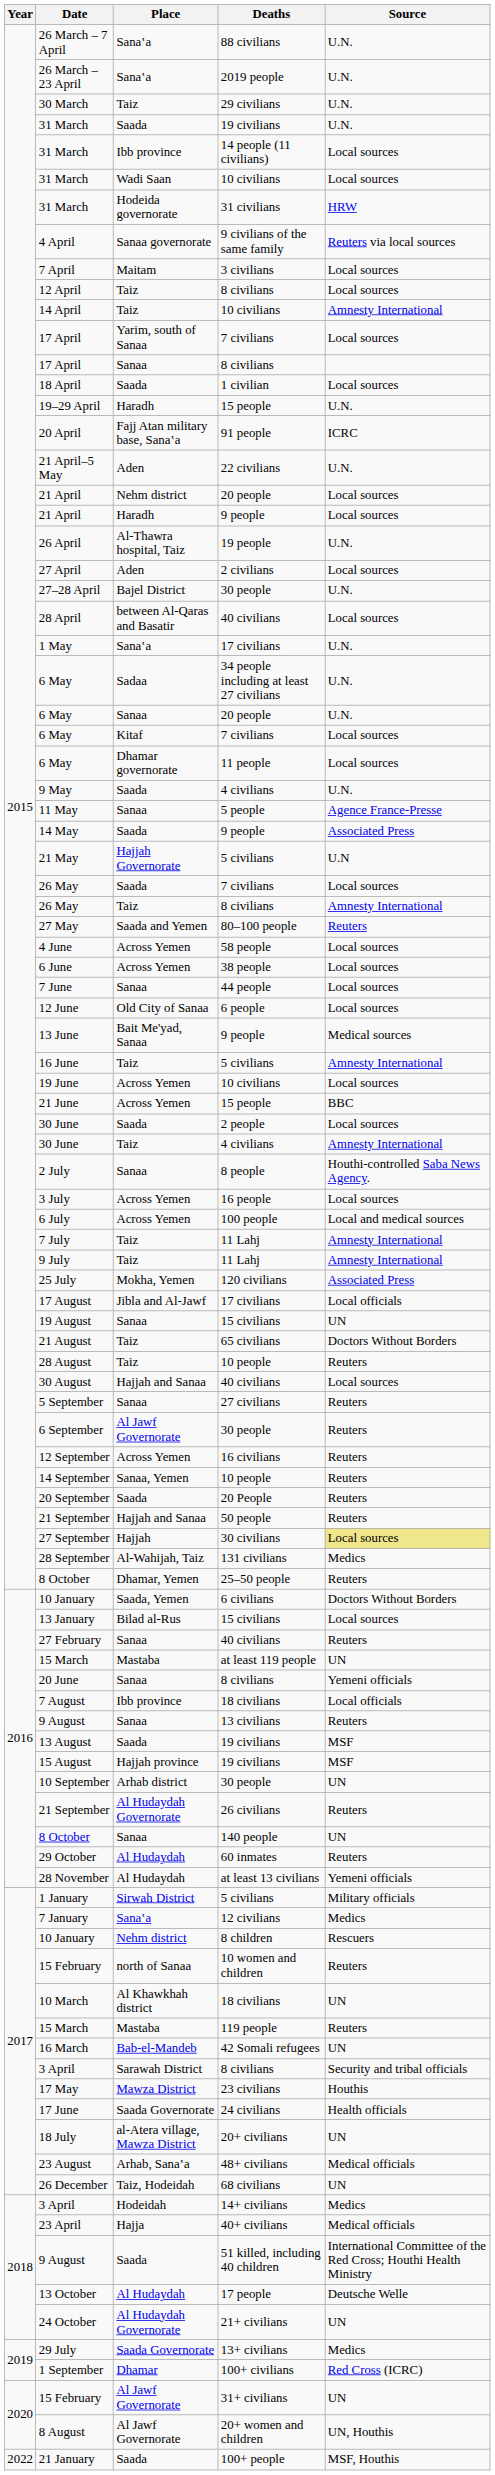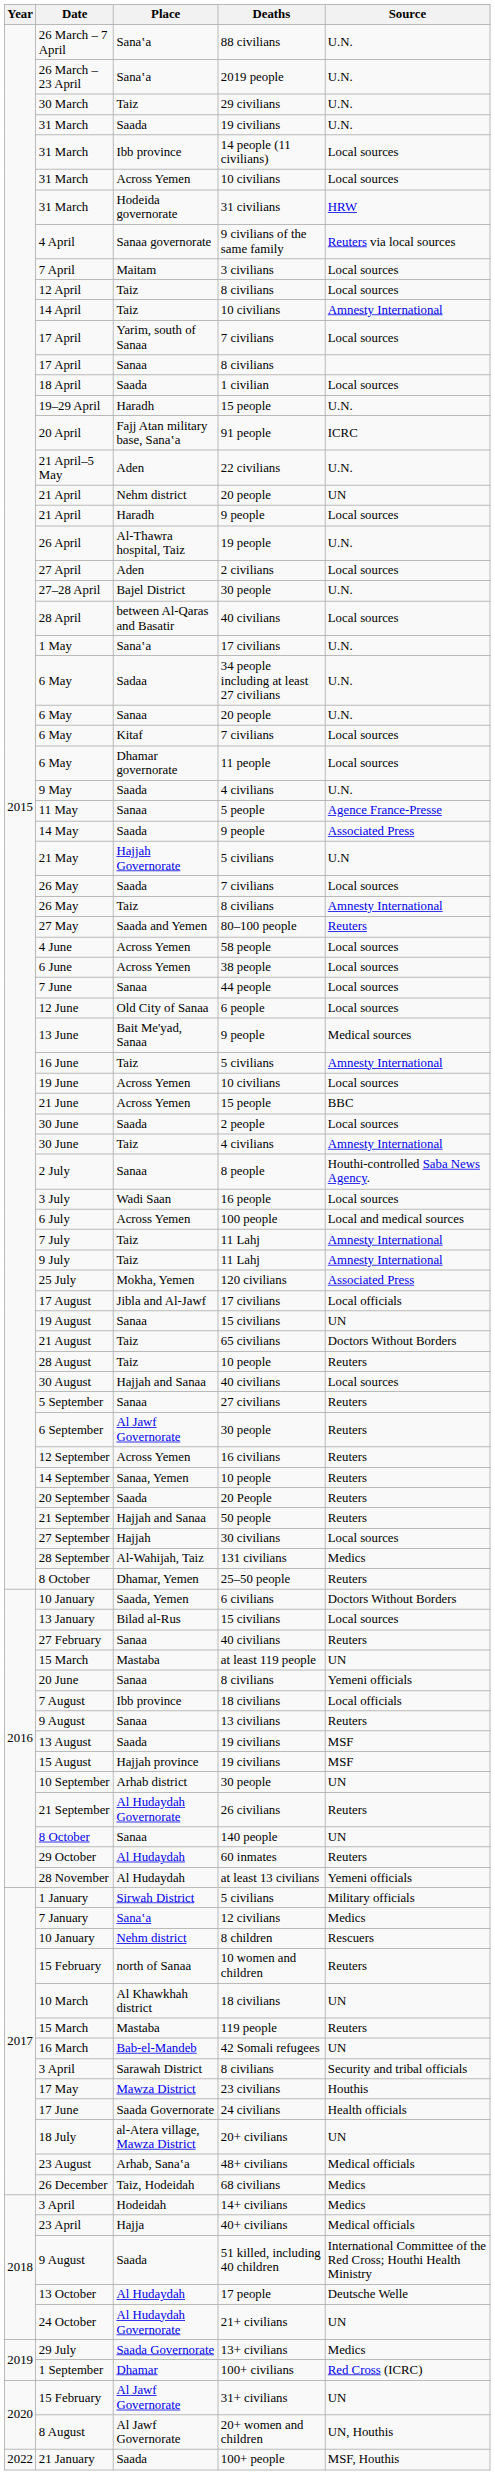(144, 179) Wadi Saan -> (153, 179) Across Yemen
(363, 495) Local sources -> (337, 495) UN
(153, 1199) Across Yemen -> (144, 1199) Wadi Saan
(363, 1538) khaki background -> (363, 1538) no background
(337, 2184) UN -> (347, 2184) Medics
